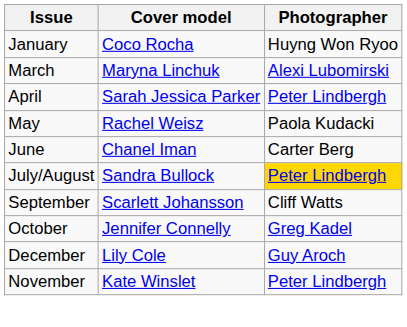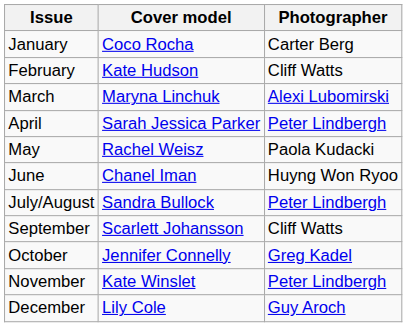(333, 44) Huyng Won Ryoo -> (311, 44) Carter Berg
+ row: (42, 70)
(311, 149) Carter Berg -> (333, 176) Huyng Won Ryoo
(327, 176) gold background -> (327, 202) no background
rows swapped: (47, 281) <-> (47, 255)
